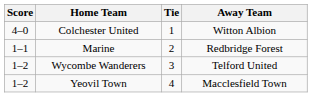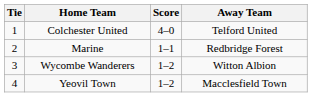columns swapped: (172, 13) <-> (20, 13)
(245, 30) Witton Albion -> (245, 30) Telford United
(245, 65) Telford United -> (245, 65) Witton Albion
